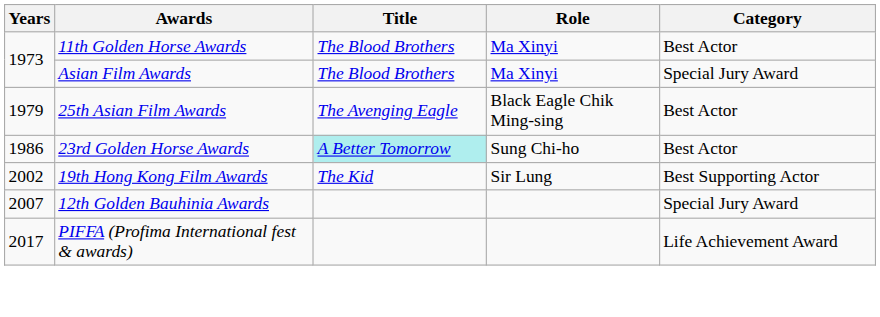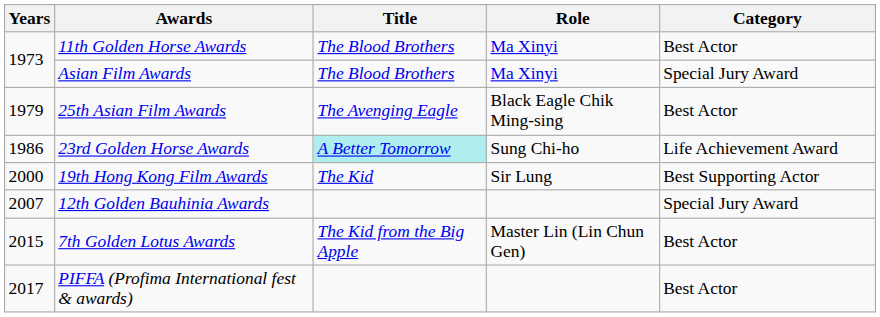(700, 148) Best Actor -> (751, 148) Life Achievement Award
(26, 176) 2002 -> (26, 176) 2000
+ row: (147, 241)
(750, 241) Life Achievement Award -> (700, 288) Best Actor
